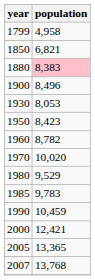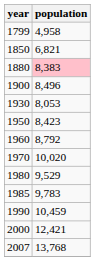(48, 139) 8,782 -> (48, 139) 8,792
- row: (18, 247)
